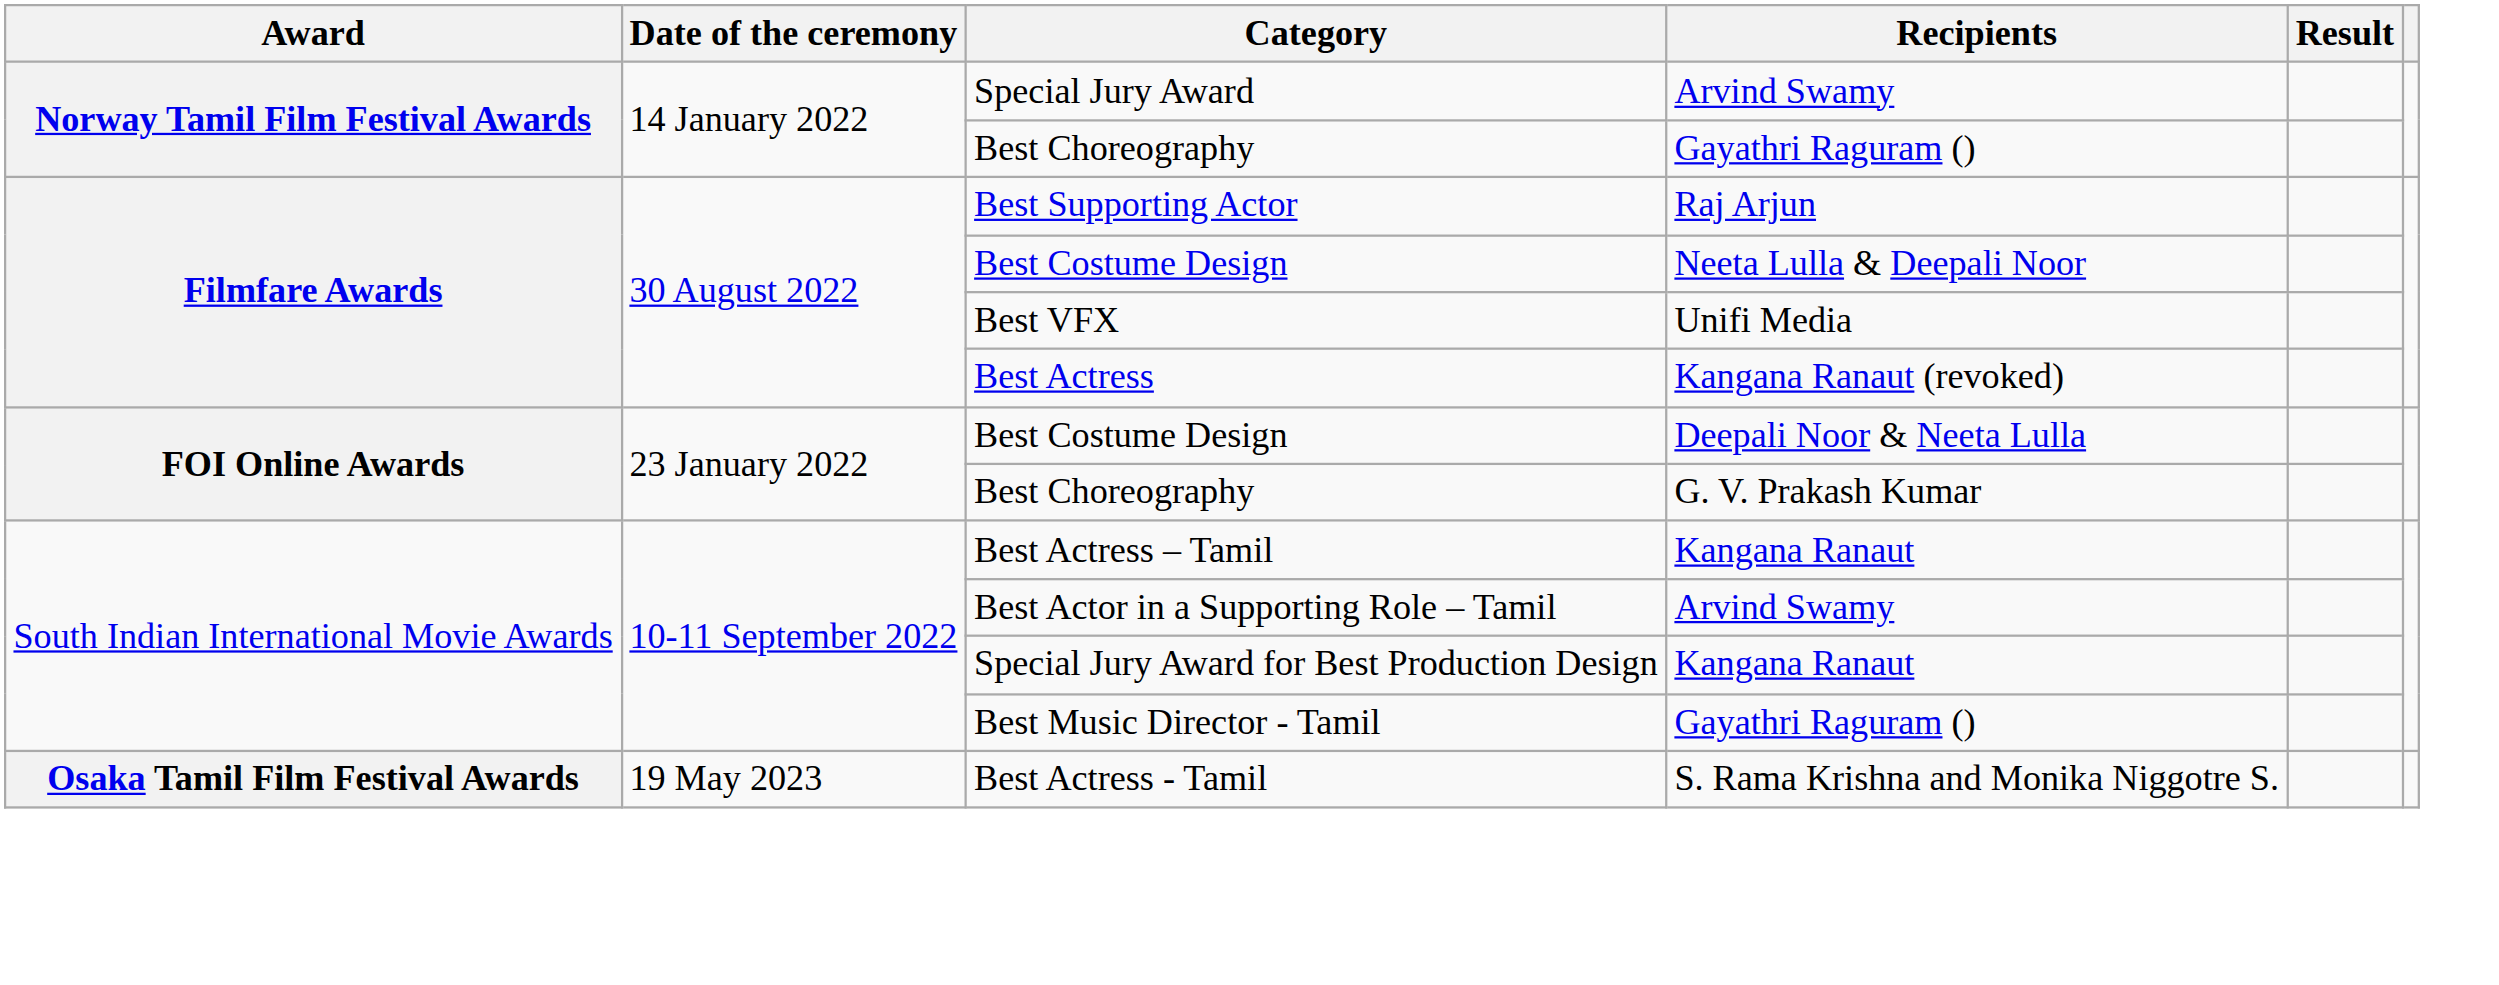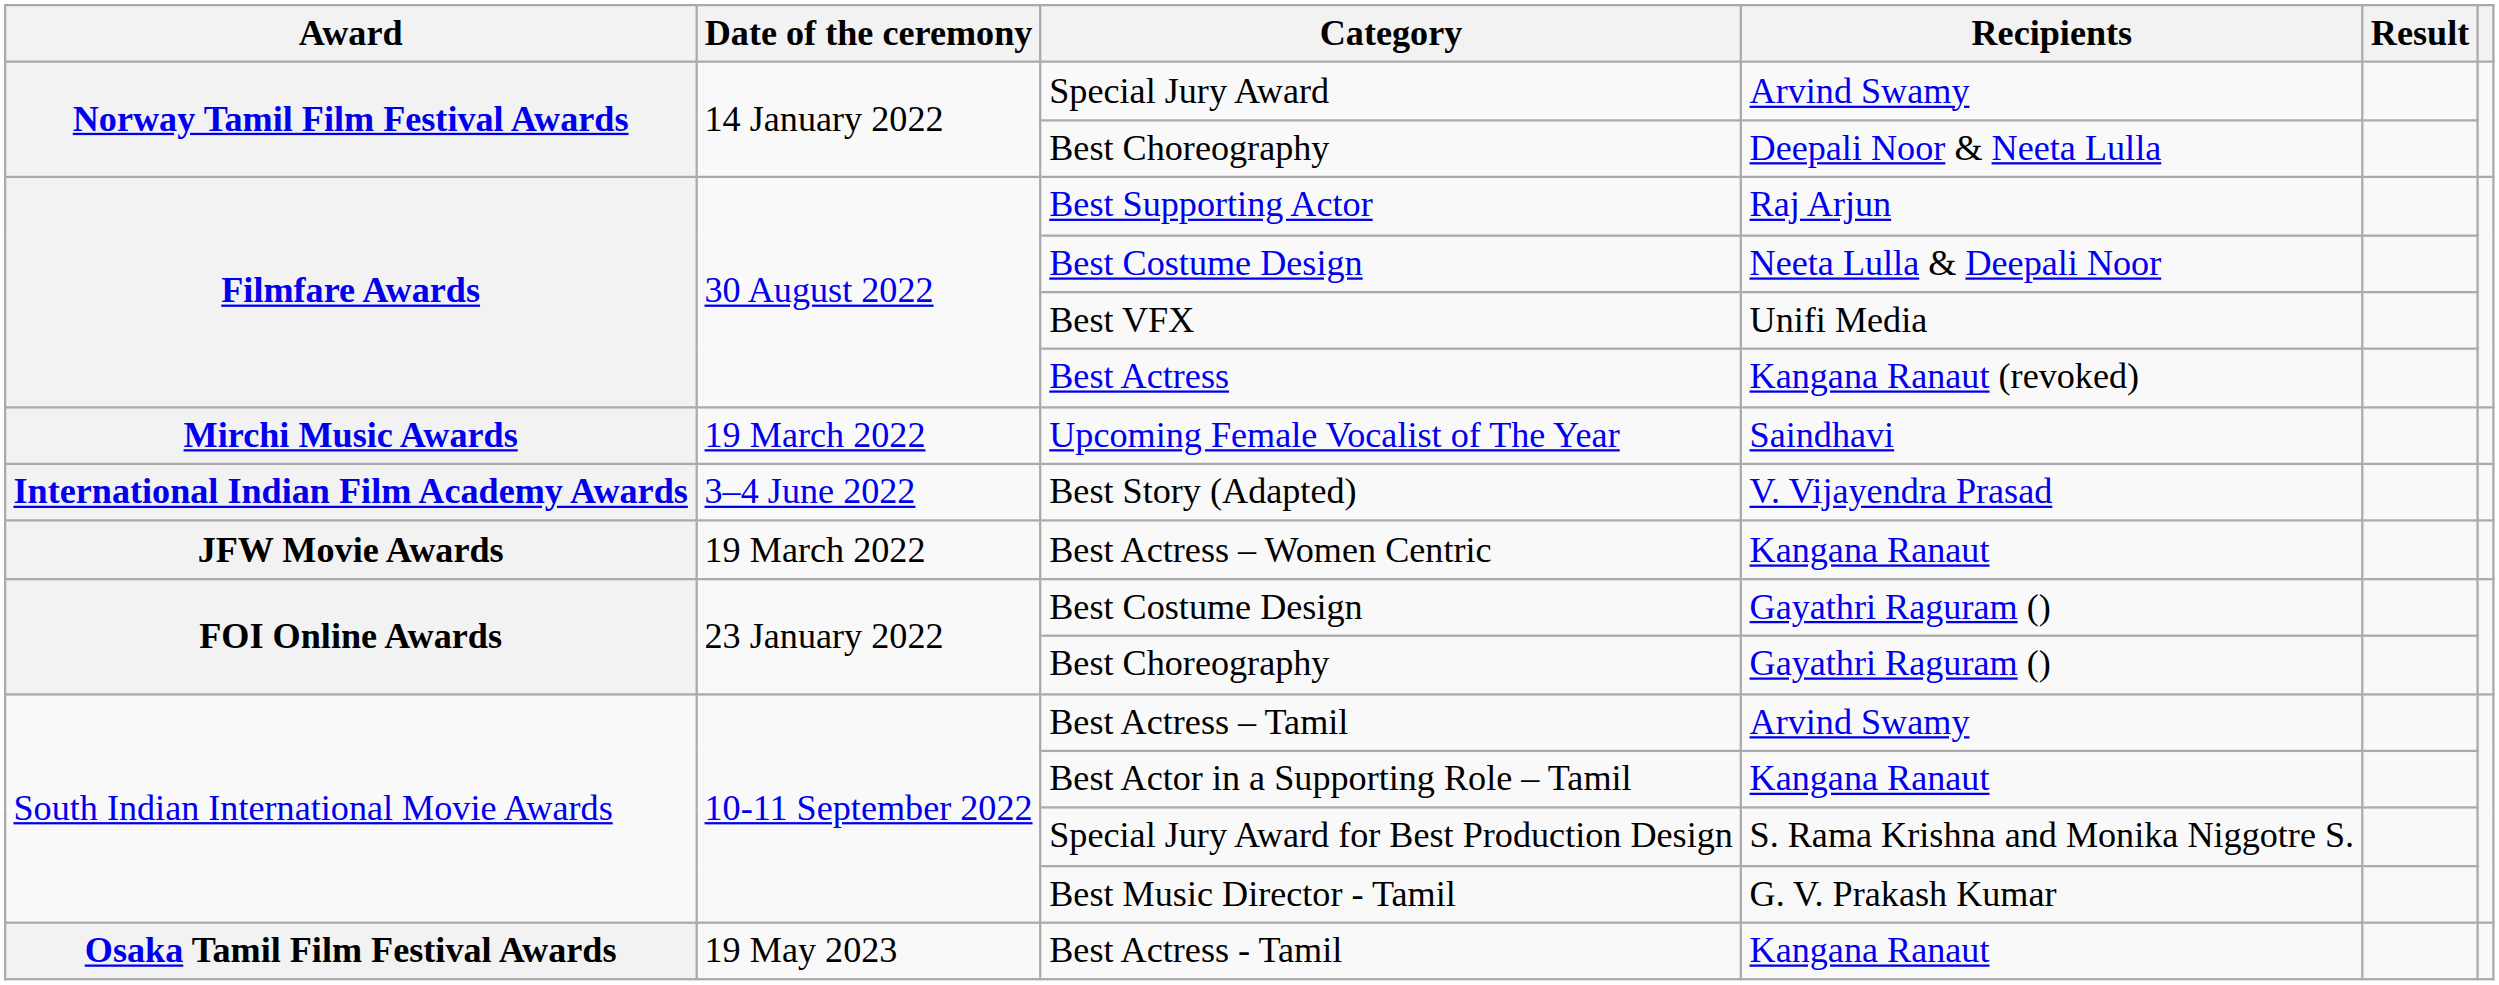(1825, 147) Gayathri Raguram () -> (1955, 147) Deepali Noor & Neeta Lulla
+ row: (351, 434)
+ row: (351, 491)
+ row: (351, 549)
(1880, 434) Deepali Noor & Neeta Lulla -> (1900, 606) Gayathri Raguram ()
(1828, 491) G. V. Prakash Kumar -> (1900, 663) Gayathri Raguram ()
(1794, 549) Kangana Ranaut -> (1860, 721) Arvind Swamy
(1784, 606) Arvind Swamy -> (1870, 778) Kangana Ranaut
(1794, 663) Kangana Ranaut -> (2052, 836) S. Rama Krishna and Monika Niggotre S.
(1825, 721) Gayathri Raguram () -> (1903, 893) G. V. Prakash Kumar
(1977, 778) S. Rama Krishna and Monika Niggotre S. -> (1870, 950) Kangana Ranaut
